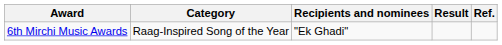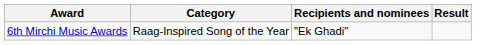- column: (484, 13)
